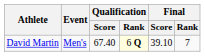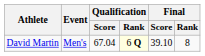(105, 43) 67.40 -> (105, 43) 67.04
(187, 43) 7 -> (187, 43) 8
